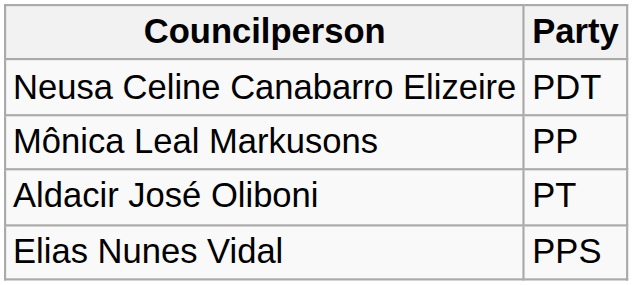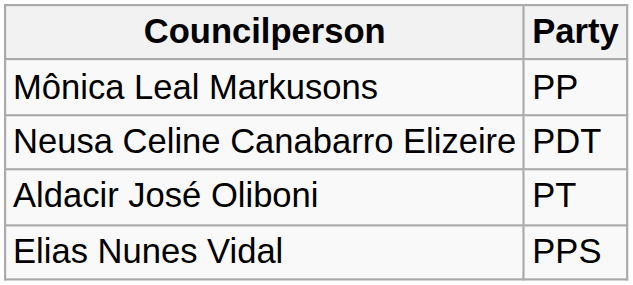rows swapped: (265, 86) <-> (196, 141)
